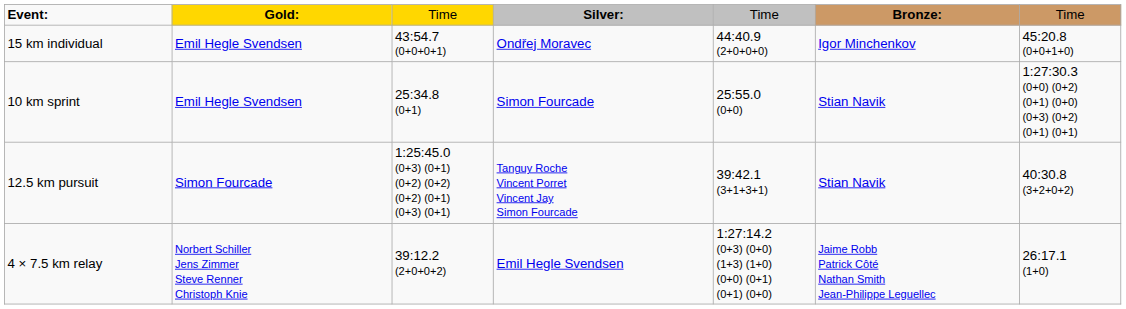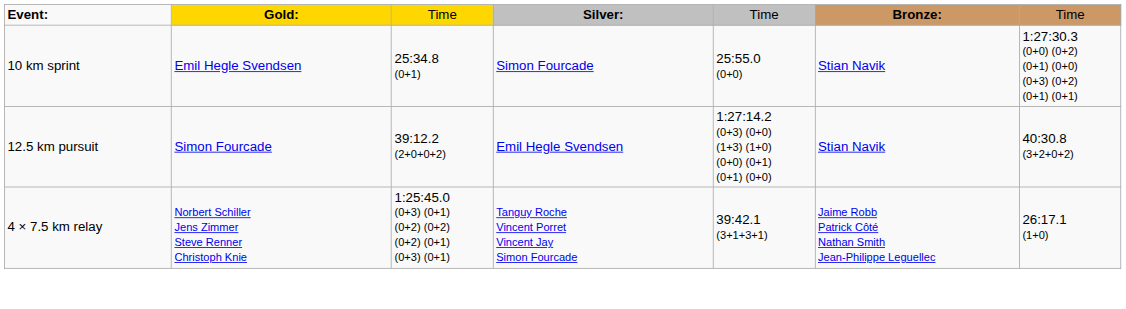- row: (55, 43)
(423, 182) 1:25:45.0 (0+3) (0+1) (0+2) (0+2) (0+2) (0+1) (0+3) (0+1) -> (420, 146) 39:12.2 (2+0+0+2)
(537, 191) Tanguy Roche Vincent Porret Vincent Jay Simon Fourcade -> (560, 146) Emil Hegle Svendsen
(742, 182) 39:42.1 (3+1+3+1) -> (744, 146) 1:27:14.2 (0+3) (0+0) (1+3) (1+0) (0+0) (0+1) (0+1) (0+0)
(421, 263) 39:12.2 (2+0+0+2) -> (422, 227) 1:25:45.0 (0+3) (0+1) (0+2) (0+2) (0+2) (0+1) (0+3) (0+1)
(560, 263) Emil Hegle Svendsen -> (537, 235) Tanguy Roche Vincent Porret Vincent Jay Simon Fourcade
(744, 263) 1:27:14.2 (0+3) (0+0) (1+3) (1+0) (0+0) (0+1) (0+1) (0+0) -> (742, 227) 39:42.1 (3+1+3+1)
